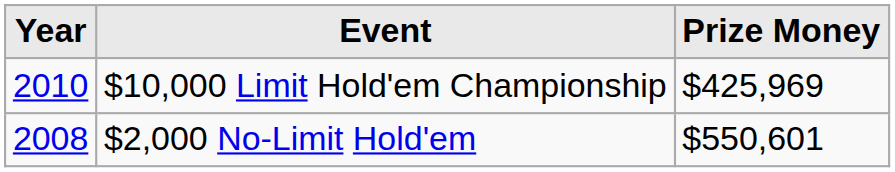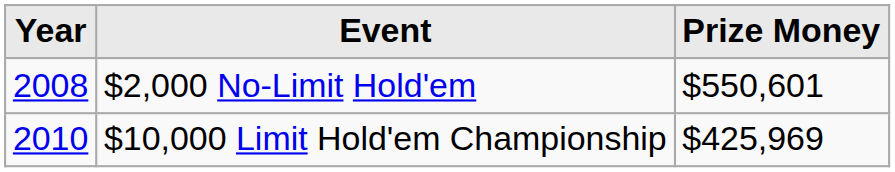rows swapped: (290, 138) <-> (385, 85)
